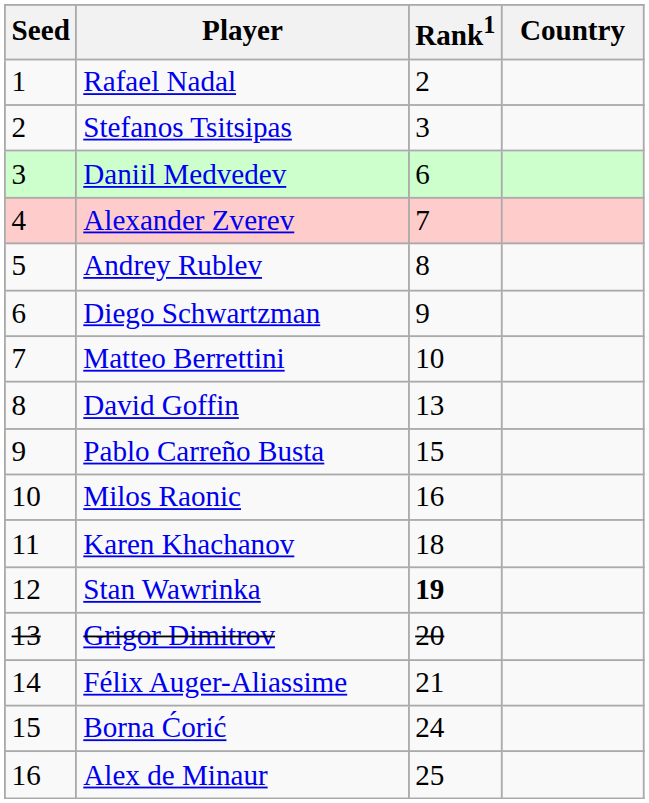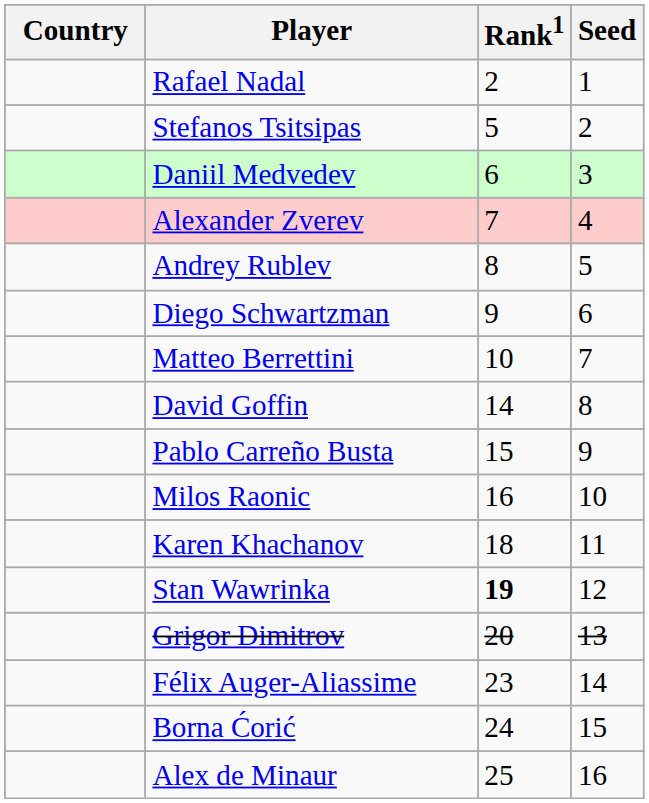columns swapped: (572, 31) <-> (41, 31)
(422, 127) 3 -> (492, 127) 5
(430, 404) 13 -> (499, 404) 14
(430, 682) 21 -> (499, 682) 23
